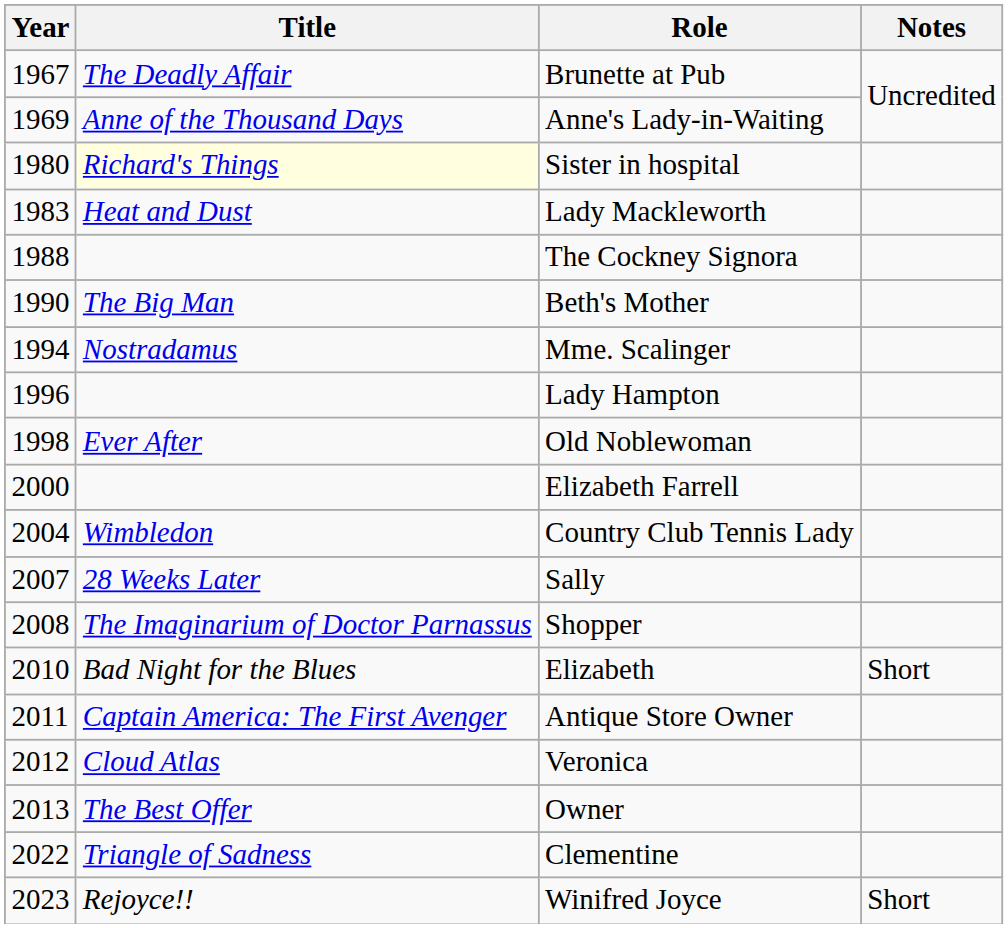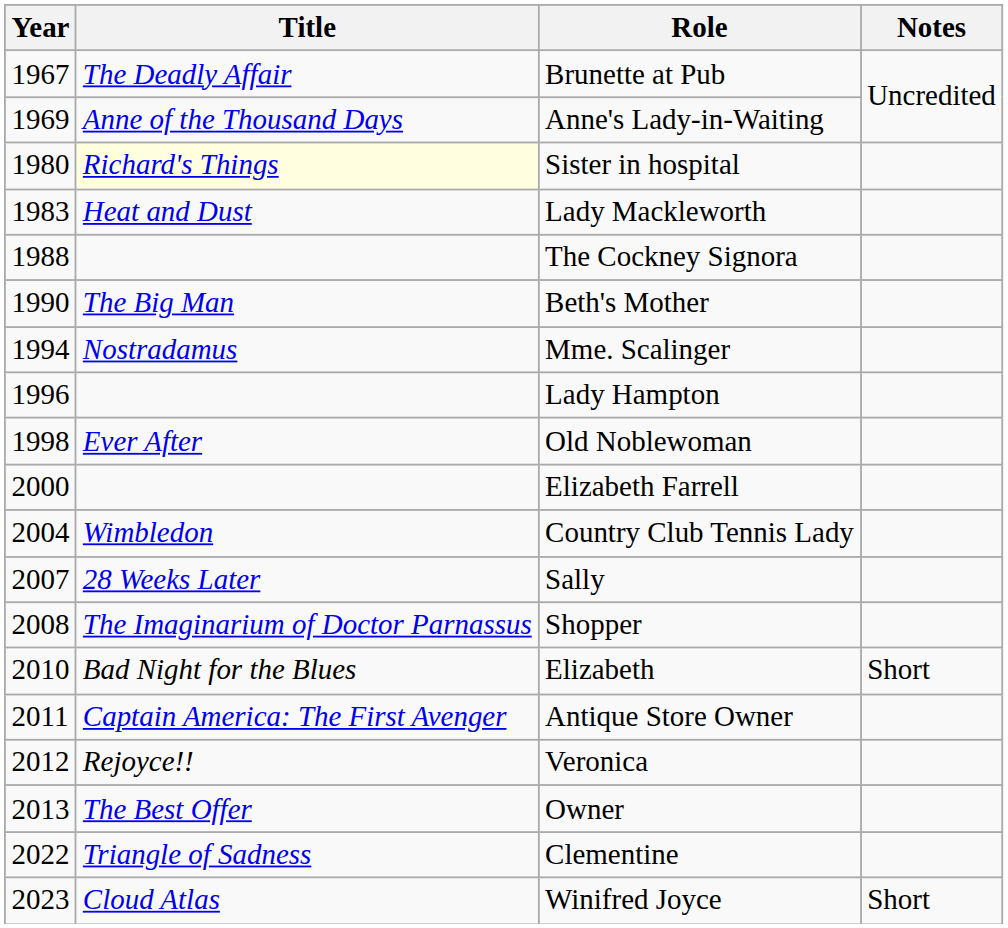(151, 762) Cloud Atlas -> (138, 762) Rejoyce!!
(138, 900) Rejoyce!! -> (151, 900) Cloud Atlas
